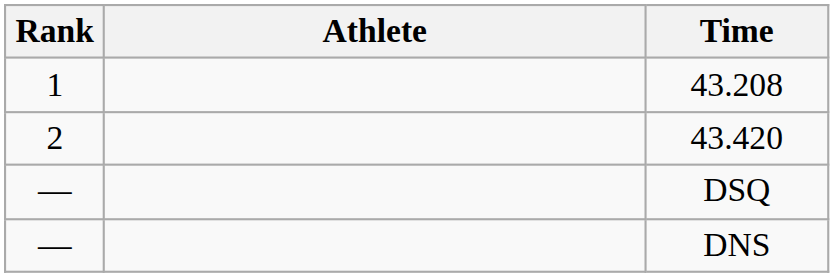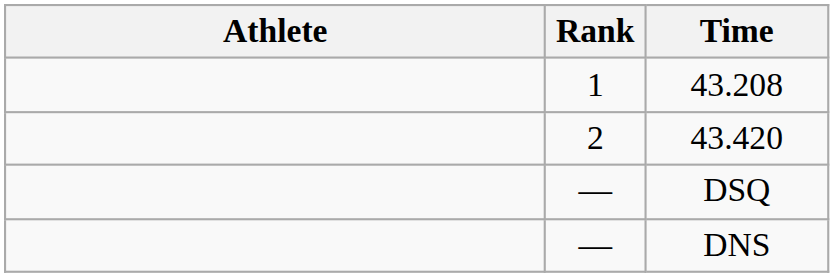columns swapped: (55, 31) <-> (375, 31)
